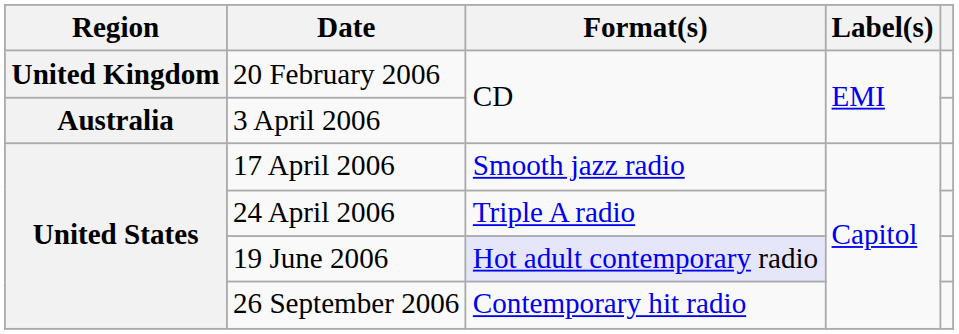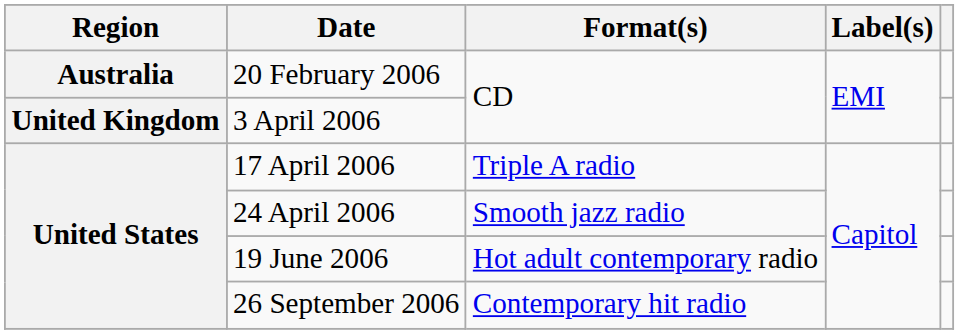(116, 73) United Kingdom -> (116, 73) Australia
(116, 119) Australia -> (116, 119) United Kingdom
(579, 166) Smooth jazz radio -> (554, 166) Triple A radio
(554, 212) Triple A radio -> (579, 212) Smooth jazz radio
(645, 258) lavender background -> (645, 258) no background
